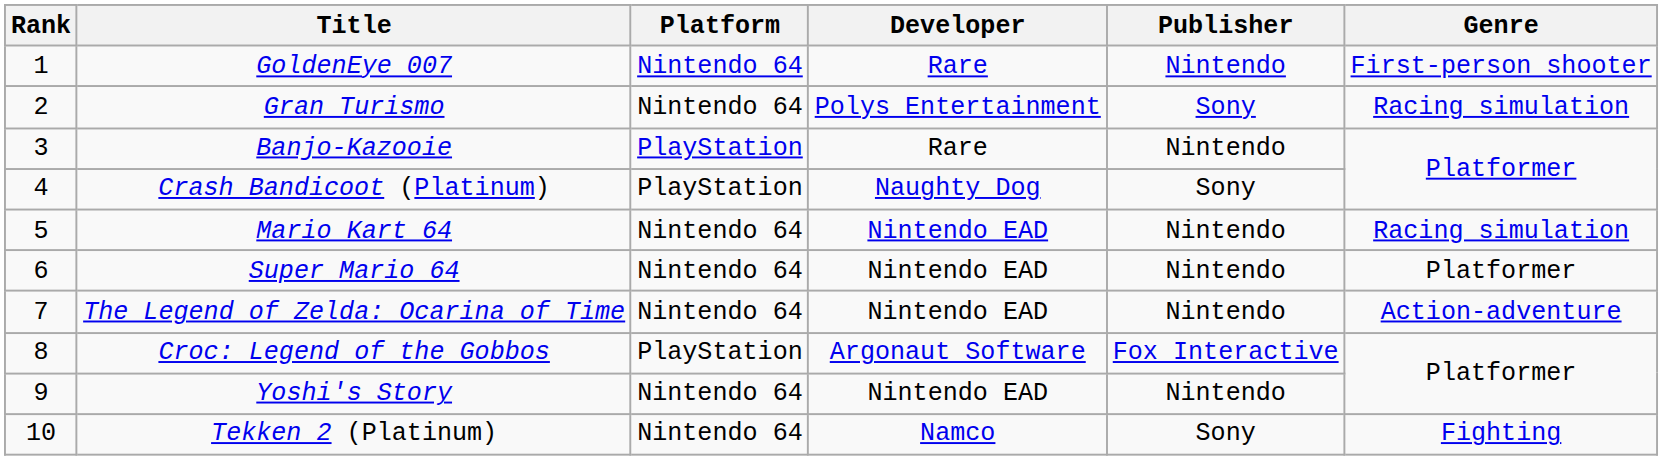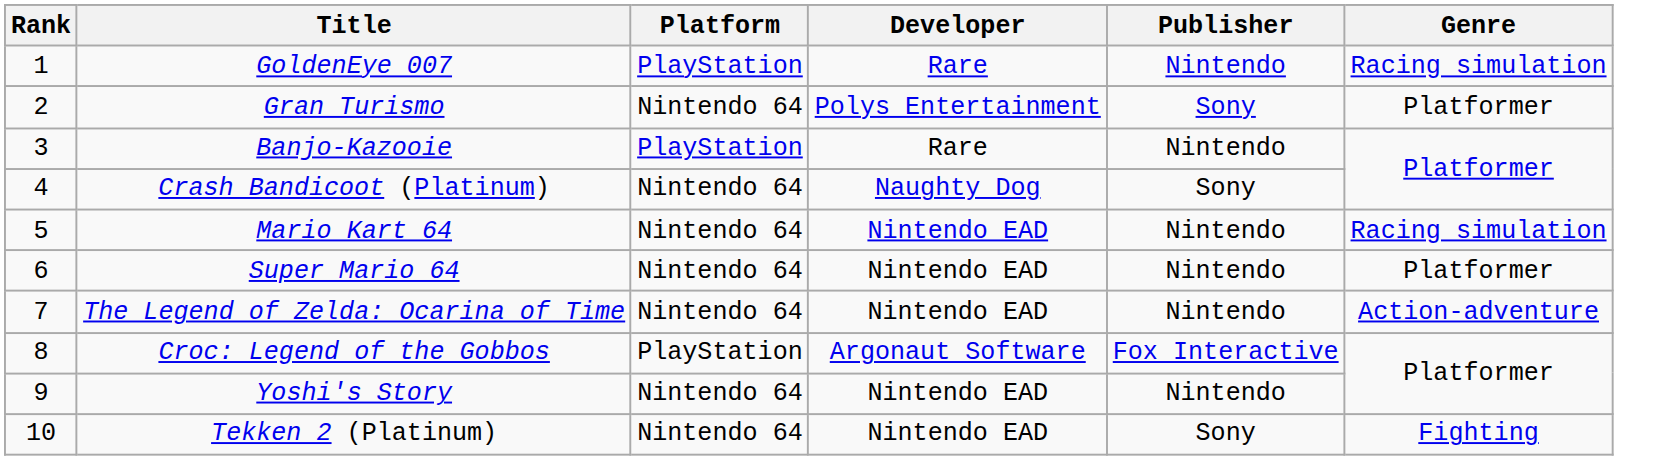(720, 66) Nintendo 64 -> (720, 66) PlayStation
(1501, 66) First-person shooter -> (1479, 66) Racing simulation
(1501, 107) Racing simulation -> (1479, 107) Platformer
(720, 189) PlayStation -> (720, 189) Nintendo 64
(958, 434) Namco -> (958, 434) Nintendo EAD
